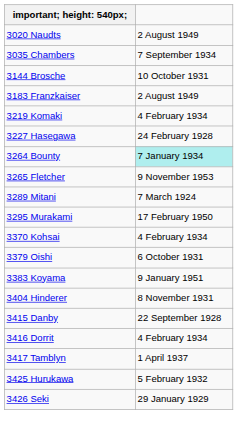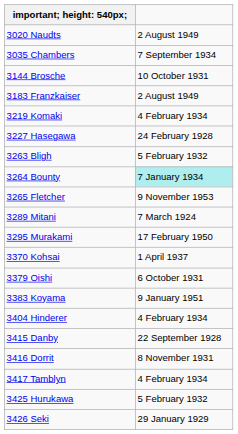+ row: (29, 156)
(173, 237) 4 February 1934 -> (163, 257) 1 April 1937
(176, 298) 8 November 1931 -> (173, 318) 4 February 1934
(173, 338) 4 February 1934 -> (176, 358) 8 November 1931
(163, 358) 1 April 1937 -> (173, 379) 4 February 1934
